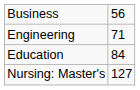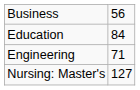rows swapped: (35, 54) <-> (41, 34)
